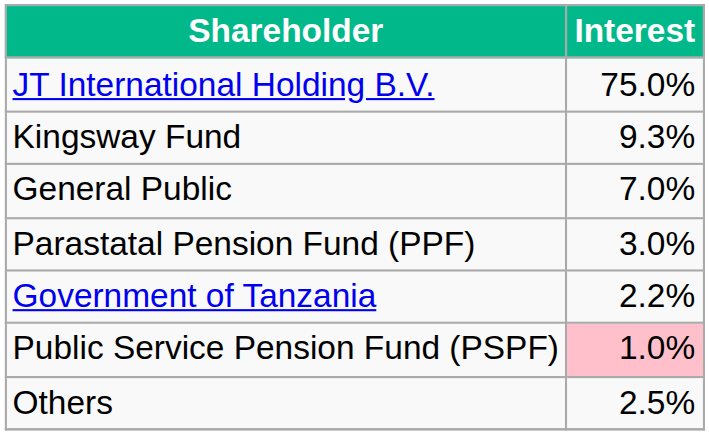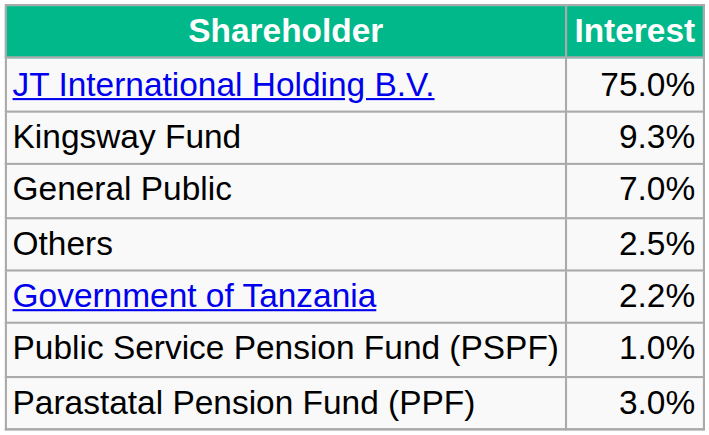rows swapped: (244, 243) <-> (63, 402)
(657, 349) pink background -> (657, 349) no background
